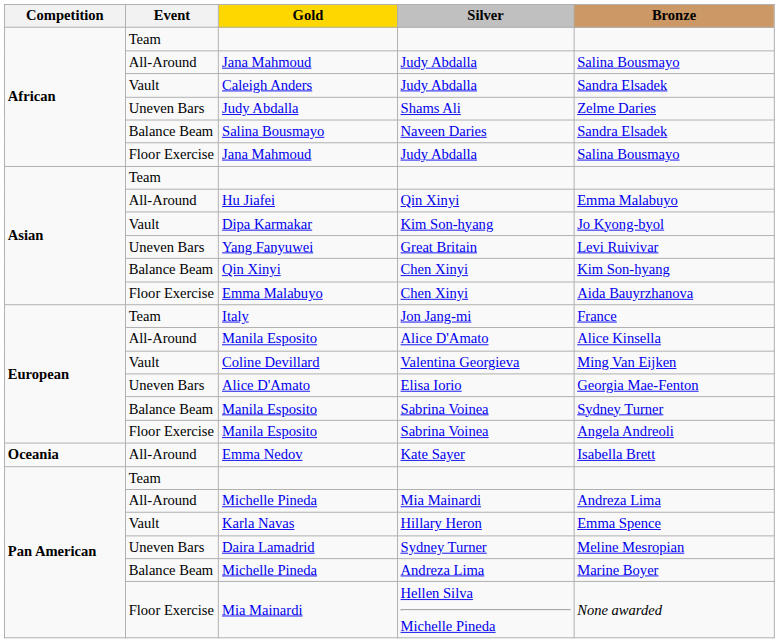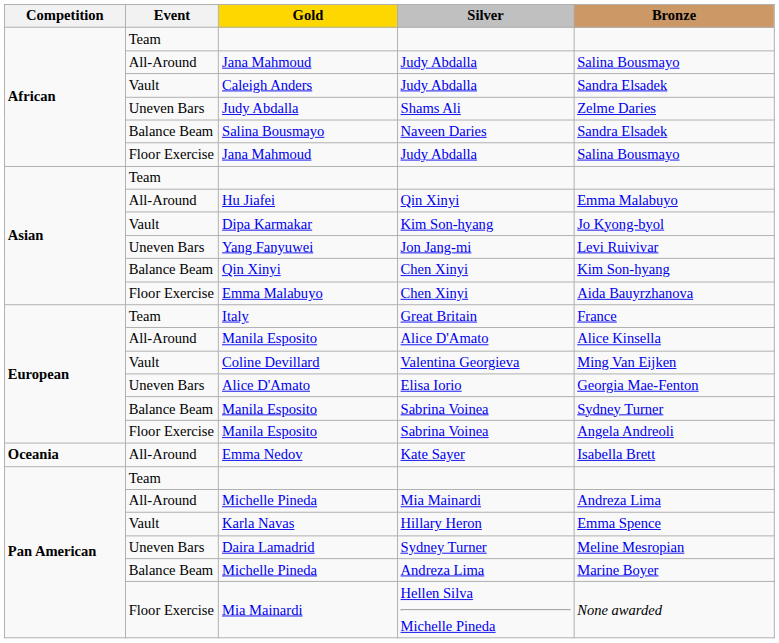(439, 246) Great Britain -> (436, 246) Jon Jang-mi
(436, 316) Jon Jang-mi -> (439, 316) Great Britain
